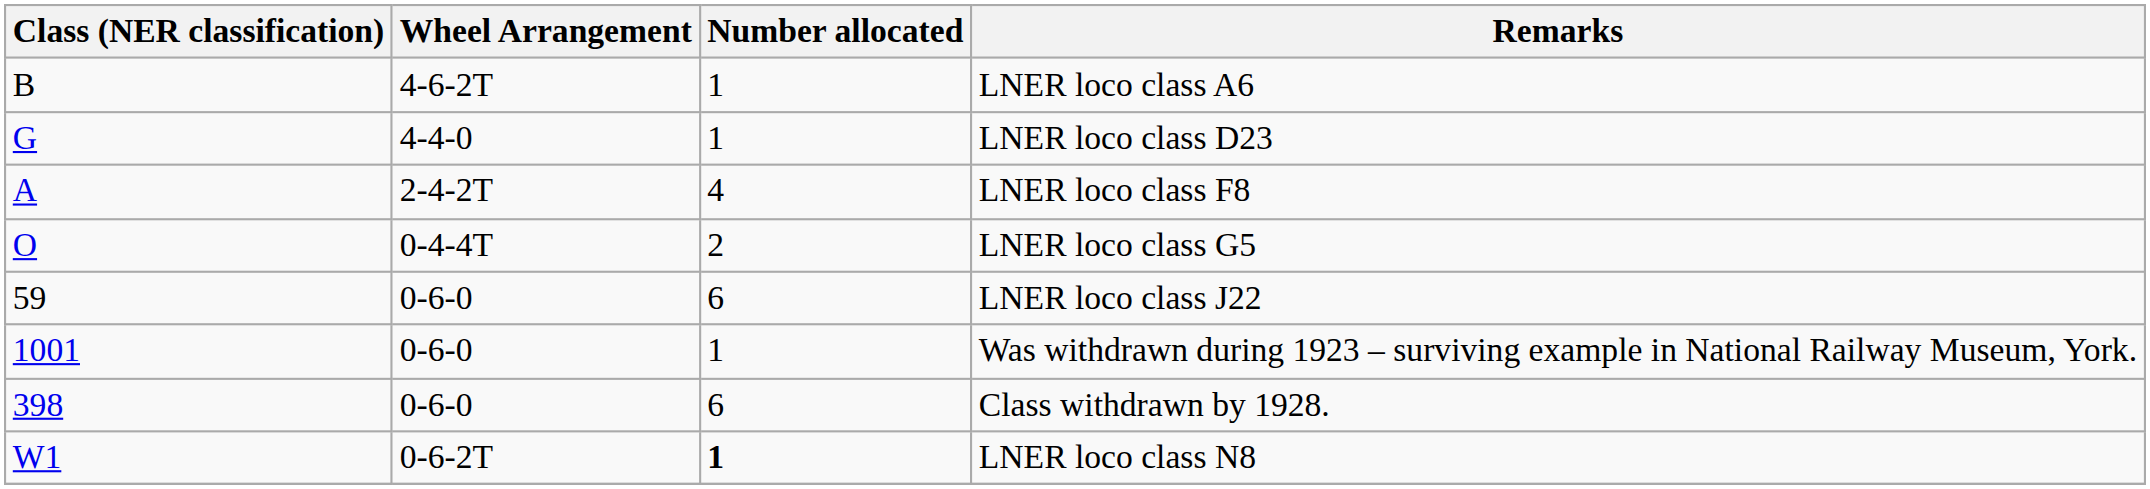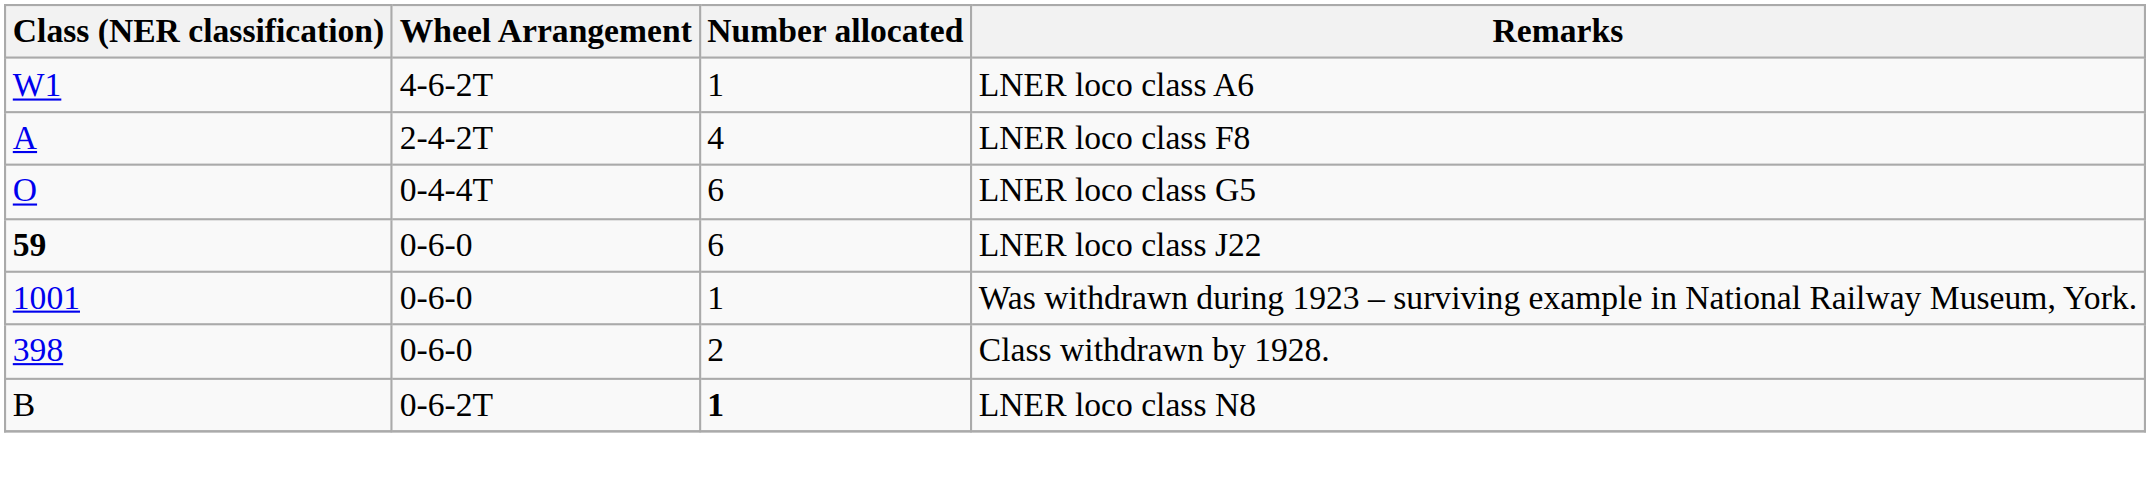(24, 84) B -> (37, 84) W1
- row: (1126, 137)
(716, 244) 2 -> (716, 191) 6
(30, 297) normal -> (30, 244) bold
(716, 404) 6 -> (716, 350) 2
(37, 457) W1 -> (24, 404) B
